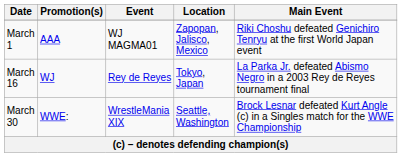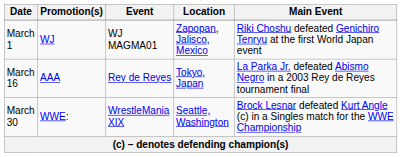(50, 39) AAA -> (47, 39) WJ
(47, 78) WJ -> (50, 78) AAA
